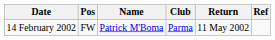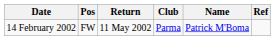columns swapped: (132, 12) <-> (223, 12)
